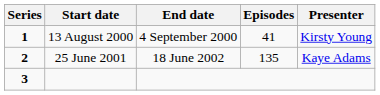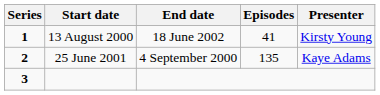(188, 36) 4 September 2000 -> (188, 36) 18 June 2002
(188, 57) 18 June 2002 -> (188, 57) 4 September 2000
